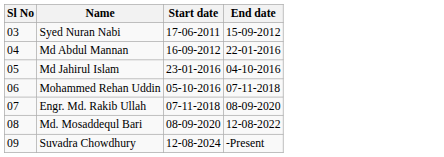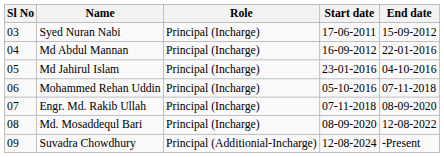+ column: (241, 13)
